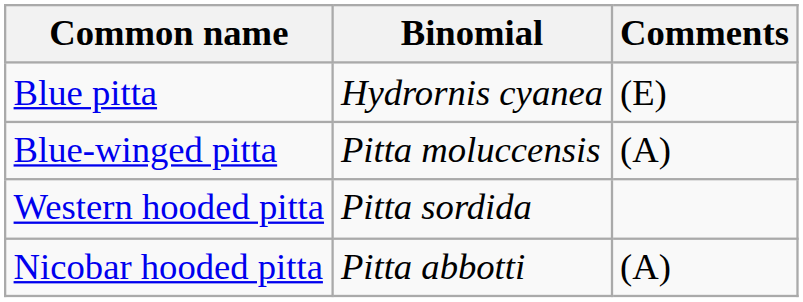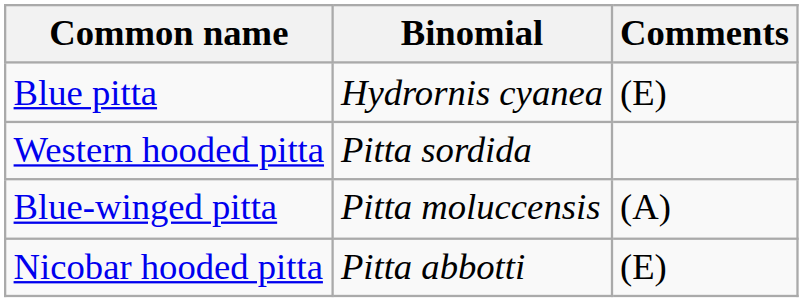rows swapped: (145, 149) <-> (169, 207)
(645, 265) (A) -> (643, 265) (E)
